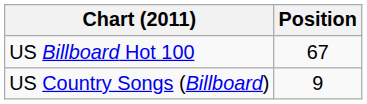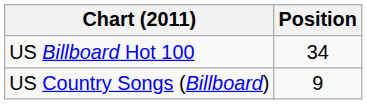(318, 51) 67 -> (318, 51) 34
